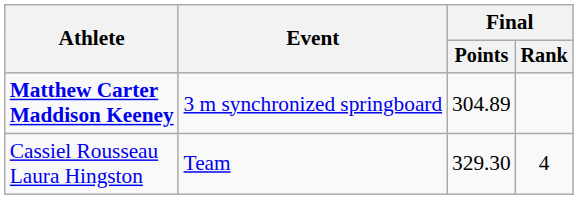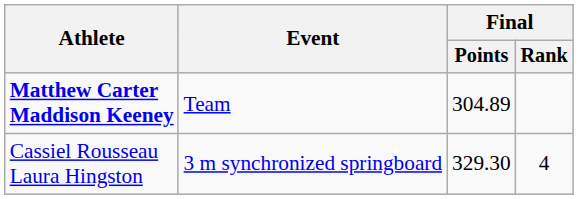(313, 103) 3 m synchronized springboard -> (207, 103) Team
(207, 163) Team -> (313, 163) 3 m synchronized springboard
